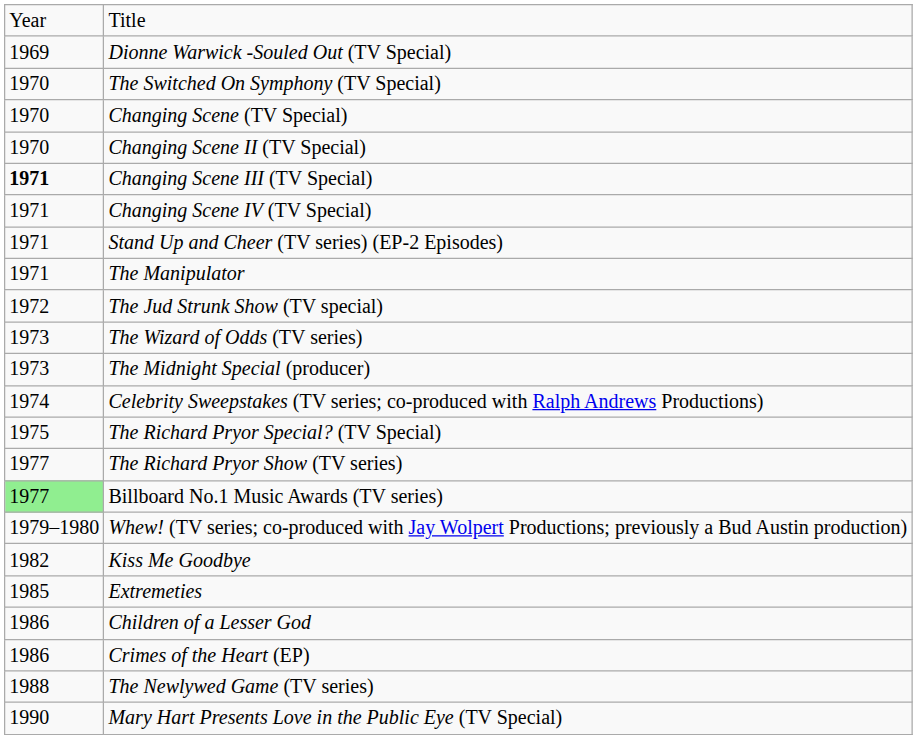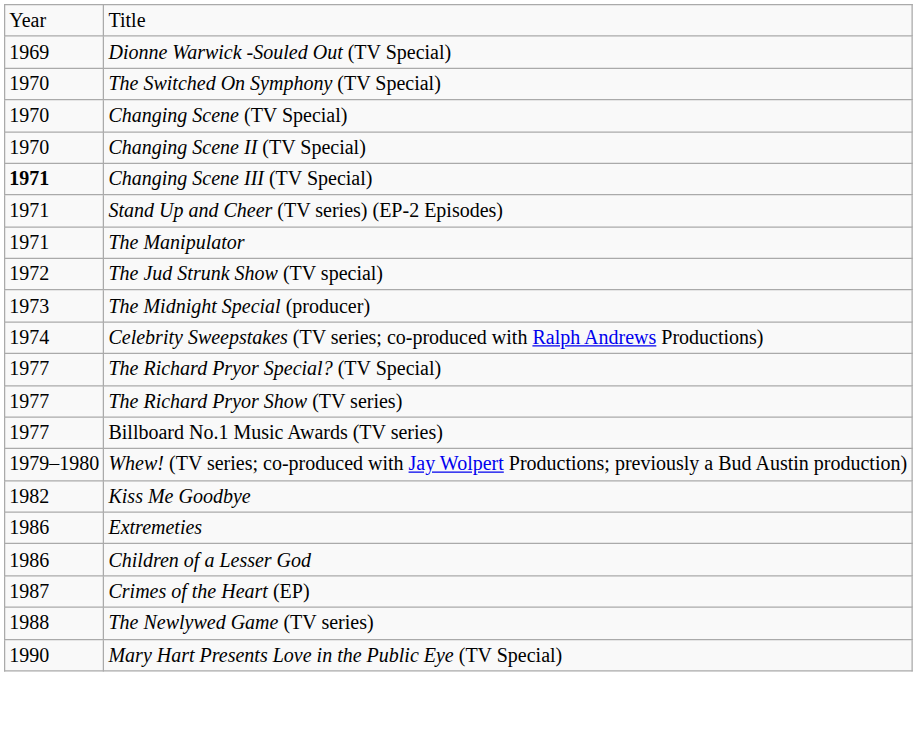- row: (240, 210)
- row: (235, 337)
(29, 432) 1975 -> (29, 369) 1977
(29, 496) lightgreen background -> (29, 432) no background
(29, 591) 1985 -> (29, 527) 1986
(29, 654) 1986 -> (29, 591) 1987
